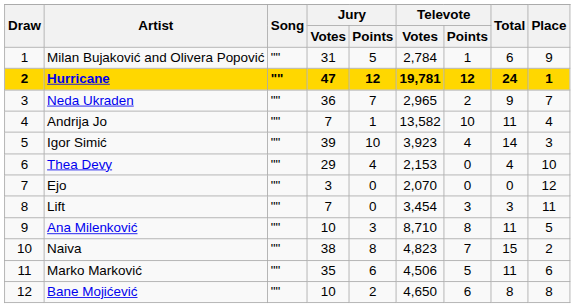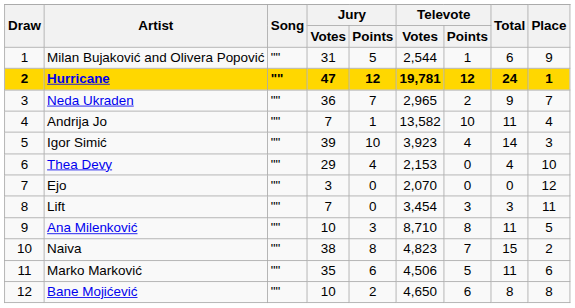(420, 57) 2,784 -> (420, 57) 2,544
